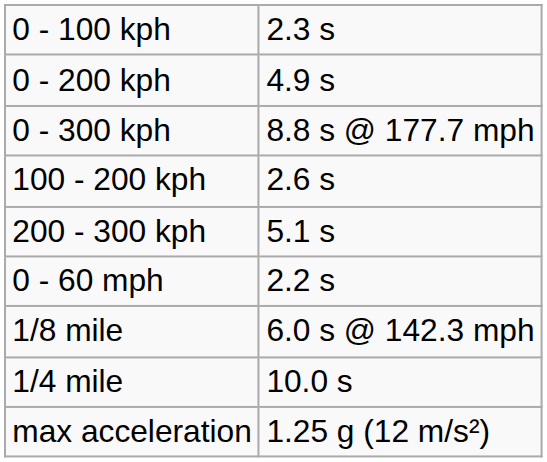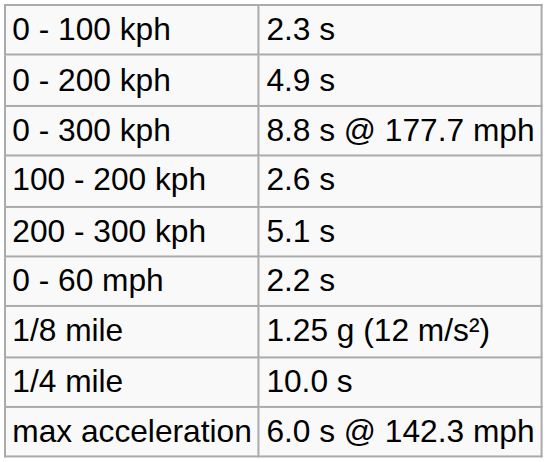(400, 331) 6.0 s @ 142.3 mph -> (378, 331) 1.25 g (12 m/s²)
(378, 431) 1.25 g (12 m/s²) -> (400, 431) 6.0 s @ 142.3 mph
